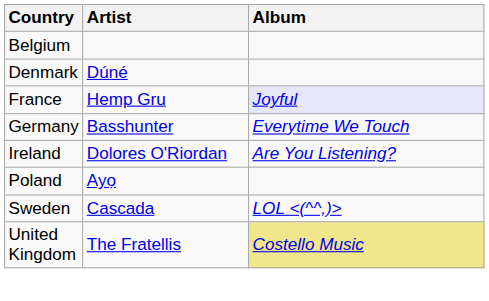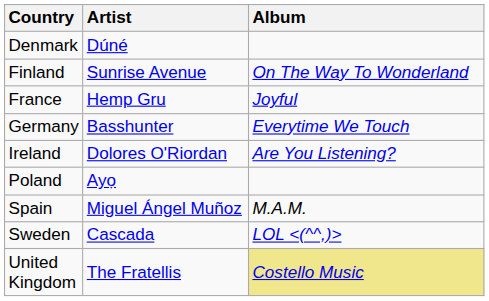- row: (39, 45)
+ row: (37, 72)
(275, 99) lavender background -> (275, 99) no background
+ row: (30, 208)
